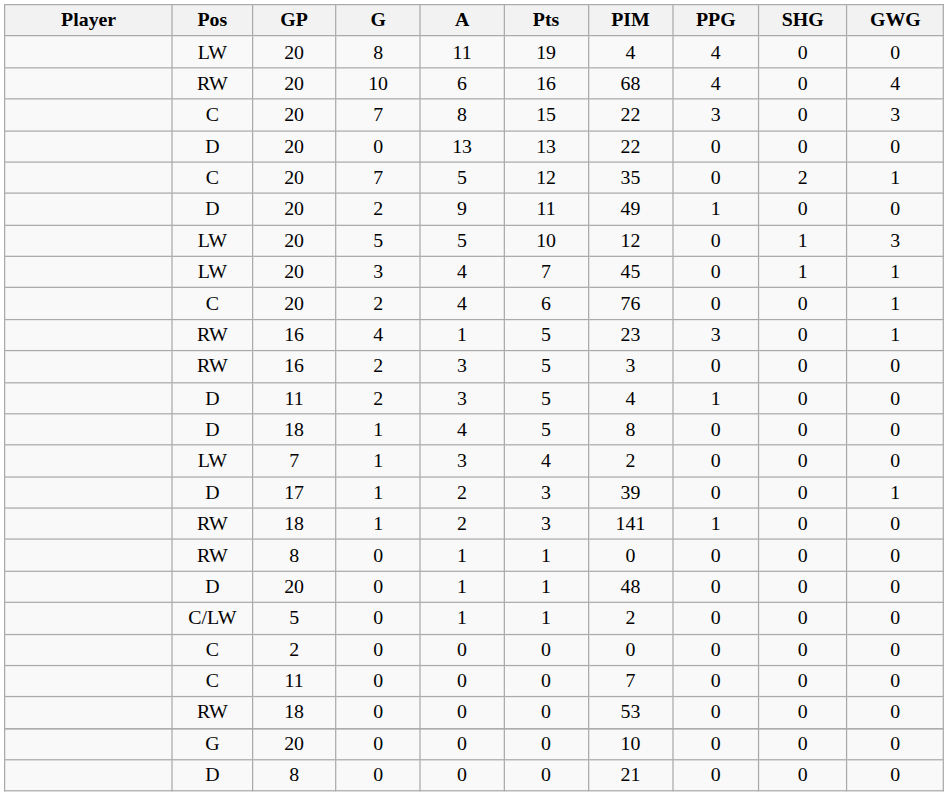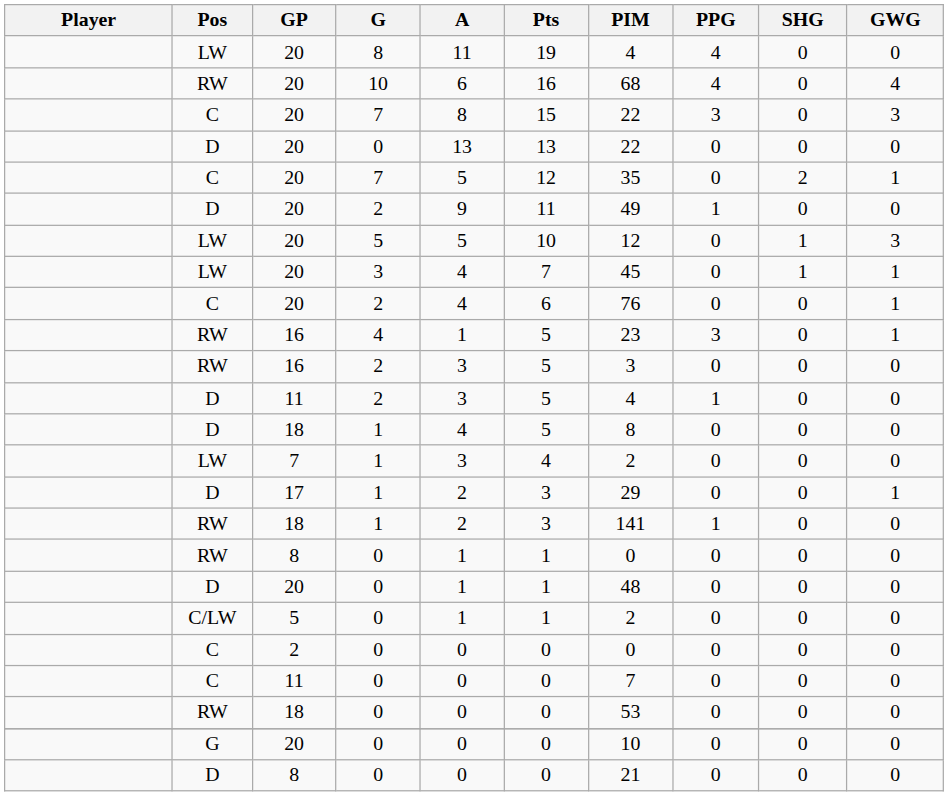(630, 492) 39 -> (630, 492) 29
